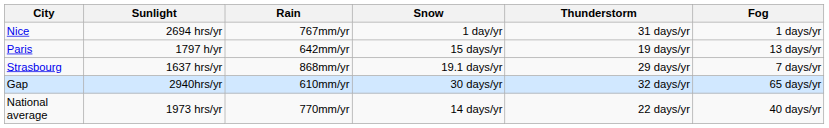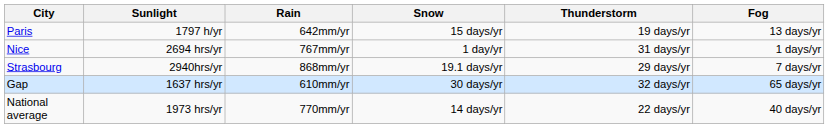rows swapped: (20, 49) <-> (18, 31)
(194, 67) 1637 hrs/yr -> (196, 67) 2940hrs/yr
(196, 85) 2940hrs/yr -> (194, 85) 1637 hrs/yr
